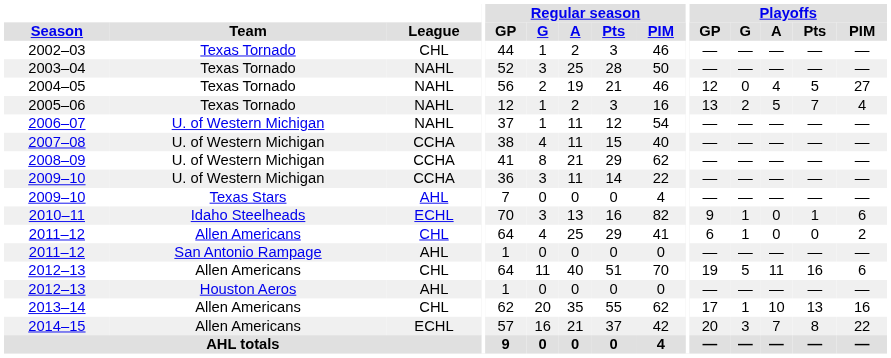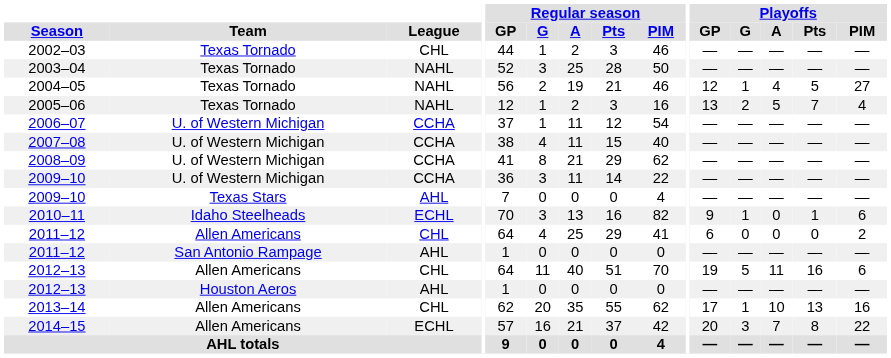(745, 86) 0 -> (745, 86) 1
(434, 123) NAHL -> (434, 123) CCHA
(745, 234) 1 -> (745, 234) 0
